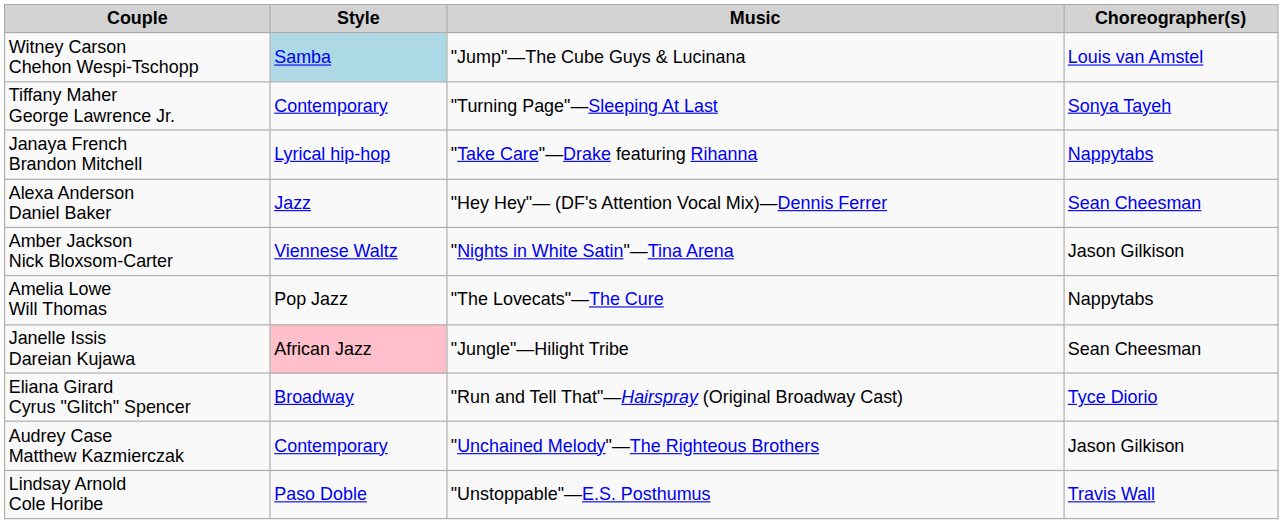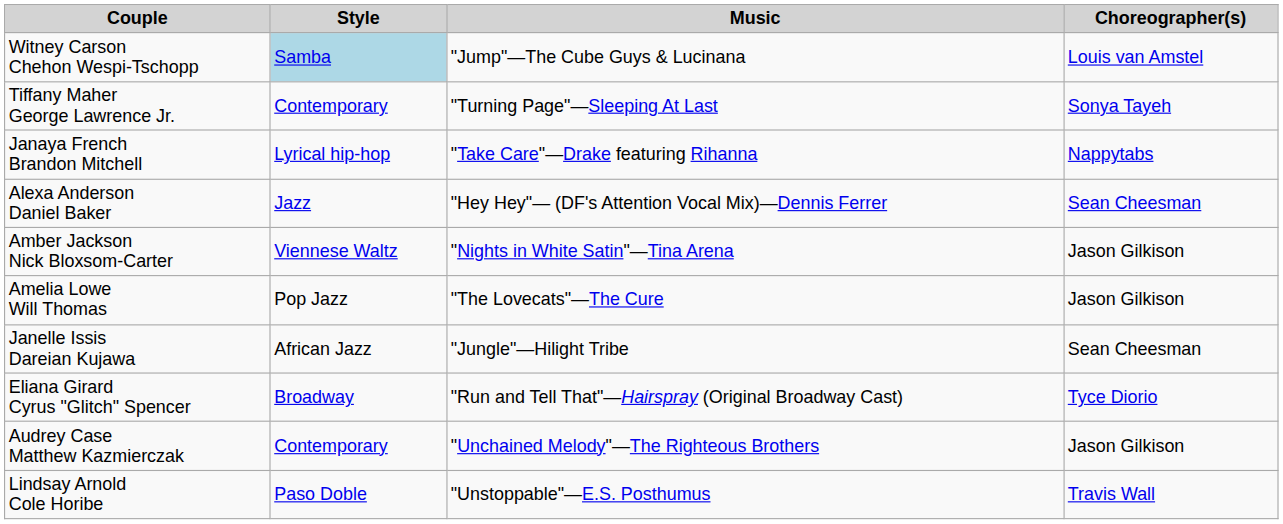(1111, 300) Nappytabs -> (1126, 300) Jason Gilkison
(323, 348) pink background -> (323, 348) no background
